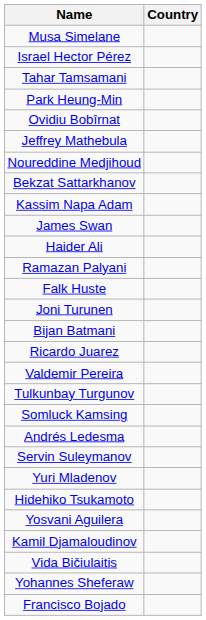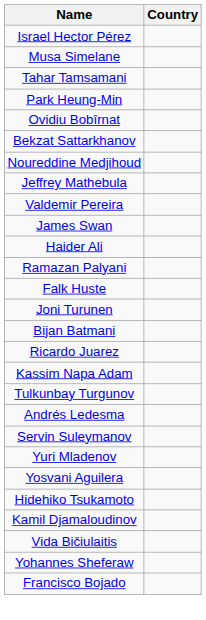rows swapped: (74, 36) <-> (74, 57)
rows swapped: (74, 183) <-> (74, 141)
rows swapped: (74, 373) <-> (74, 204)
- row: (74, 415)
rows swapped: (74, 499) <-> (74, 520)
